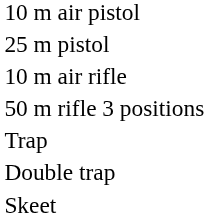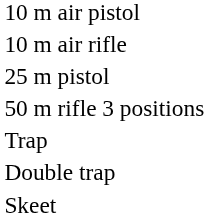rows swapped: (57, 44) <-> (66, 76)
